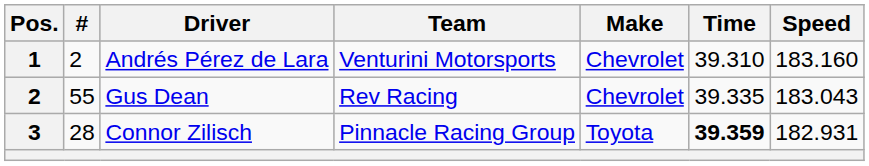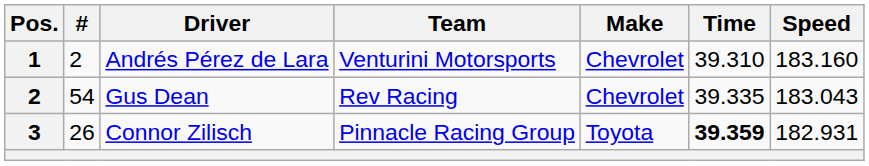(82, 96) 55 -> (82, 96) 54
(82, 132) 28 -> (82, 132) 26
